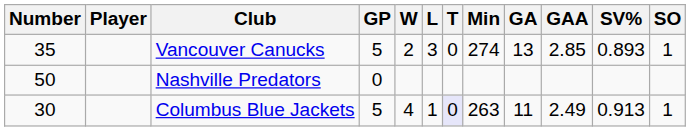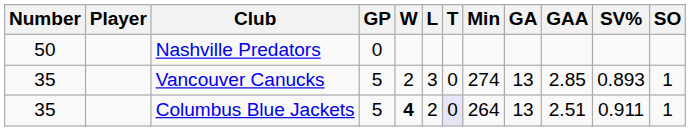rows swapped: (240, 49) <-> (238, 79)
(45, 110) 30 -> (45, 110) 35
(409, 110) normal -> (409, 110) bold
(432, 110) 1 -> (432, 110) 2
(484, 110) 263 -> (484, 110) 264
(523, 110) 11 -> (523, 110) 13
(567, 110) 2.49 -> (567, 110) 2.51
(621, 110) 0.913 -> (621, 110) 0.911
